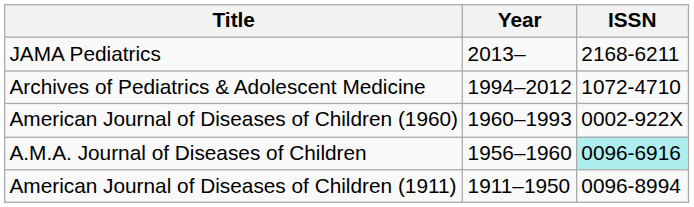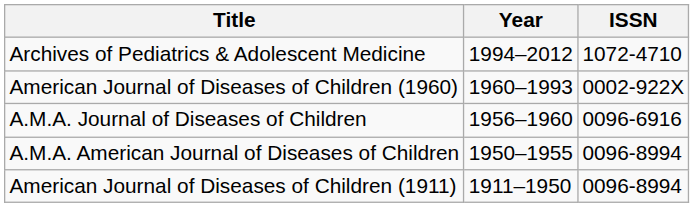- row: (85, 53)
(631, 152) paleturquoise background -> (632, 119) no background
+ row: (234, 152)
